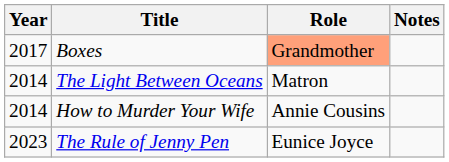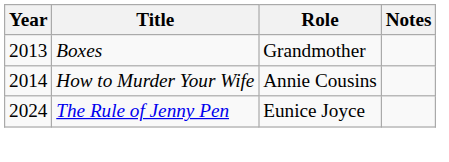(28, 50) 2017 -> (28, 50) 2013
(323, 50) lightsalmon background -> (314, 50) no background
- row: (159, 80)
(28, 141) 2023 -> (28, 111) 2024
